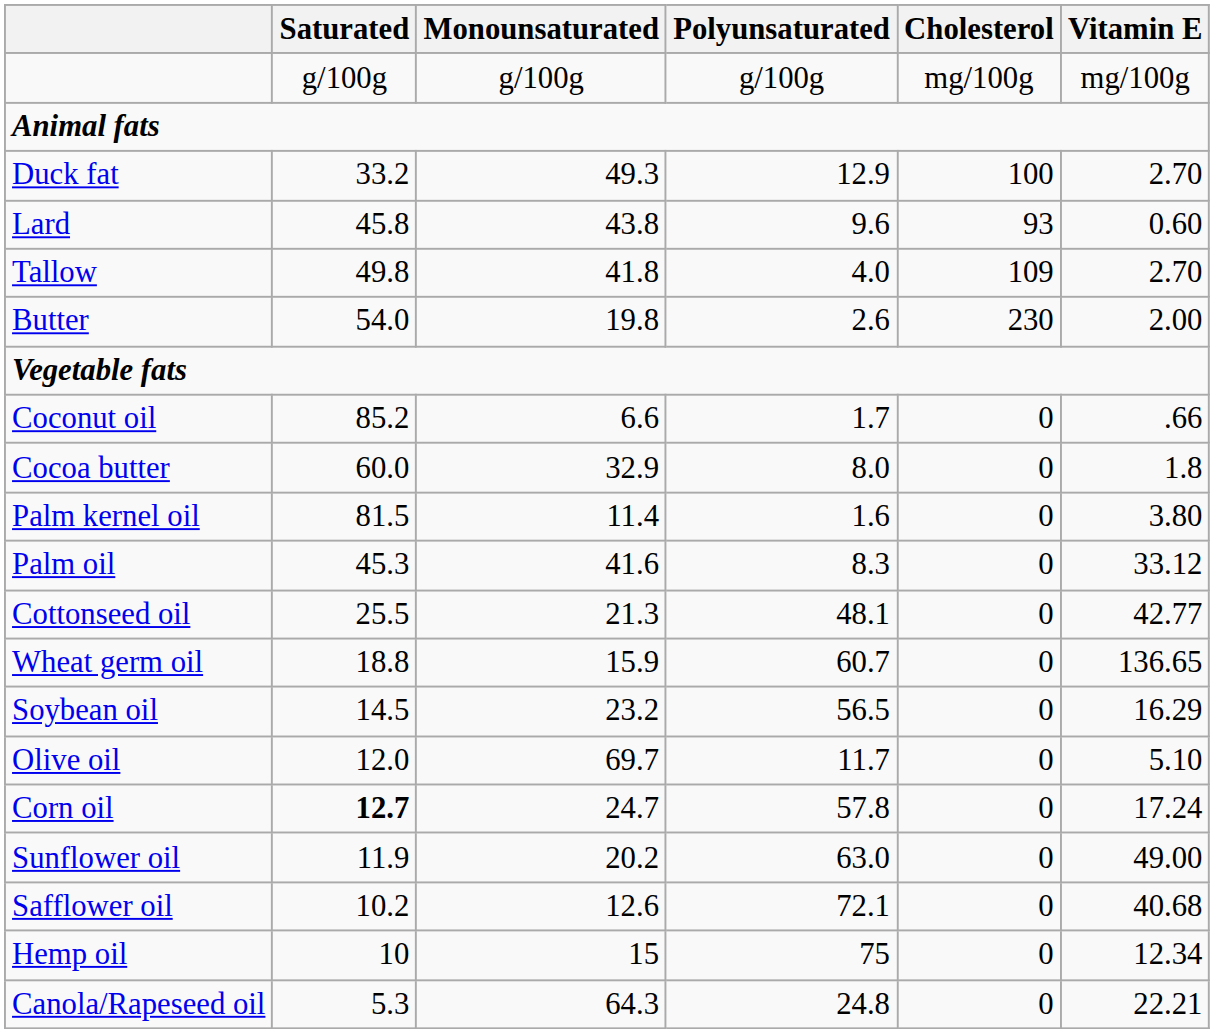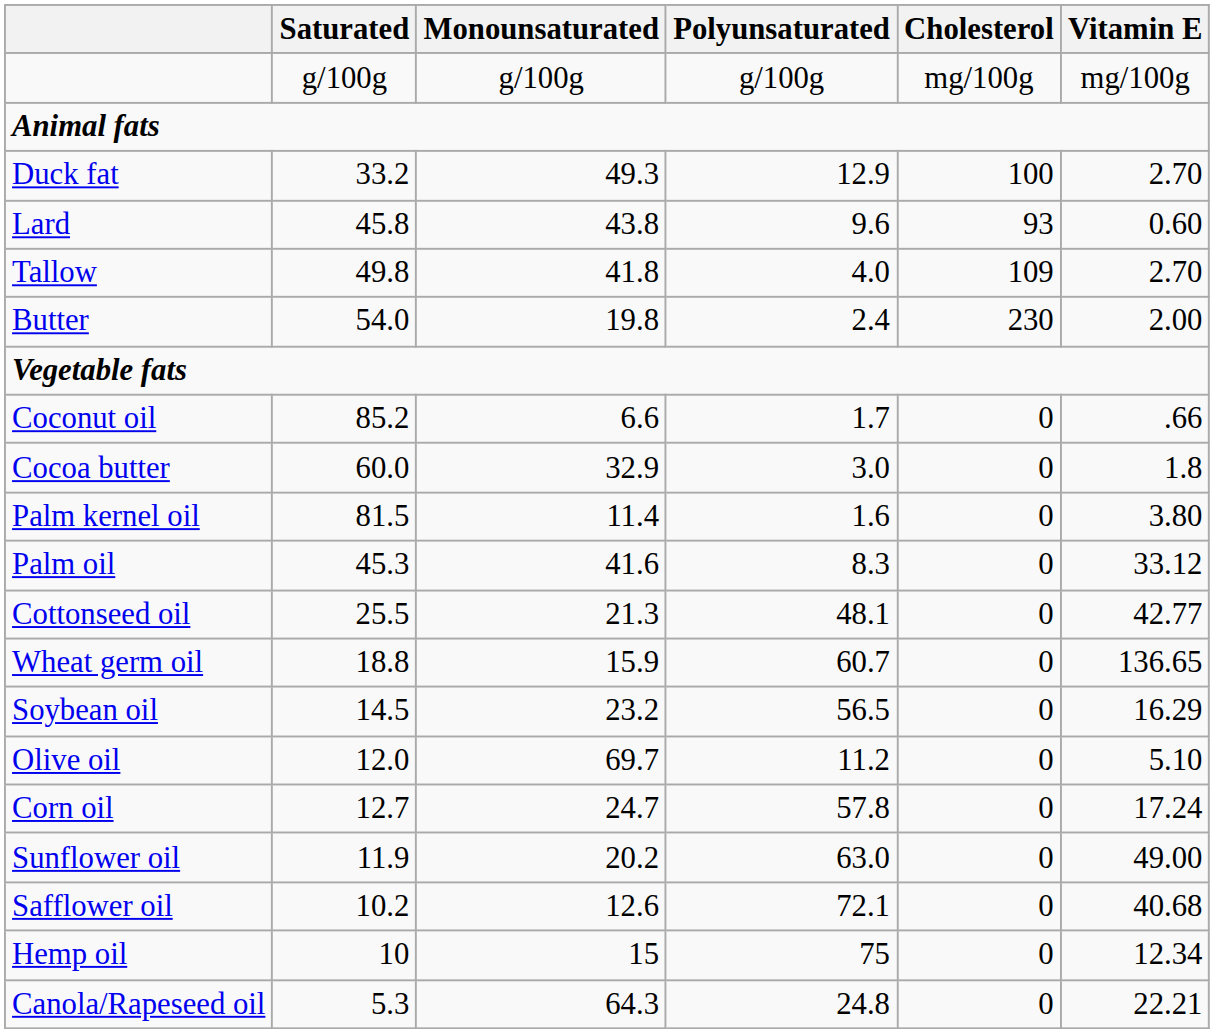(871, 321) 2.6 -> (871, 321) 2.4
(871, 467) 8.0 -> (871, 467) 3.0
(864, 759) 11.7 -> (864, 759) 11.2
(382, 808) bold -> (382, 808) normal
